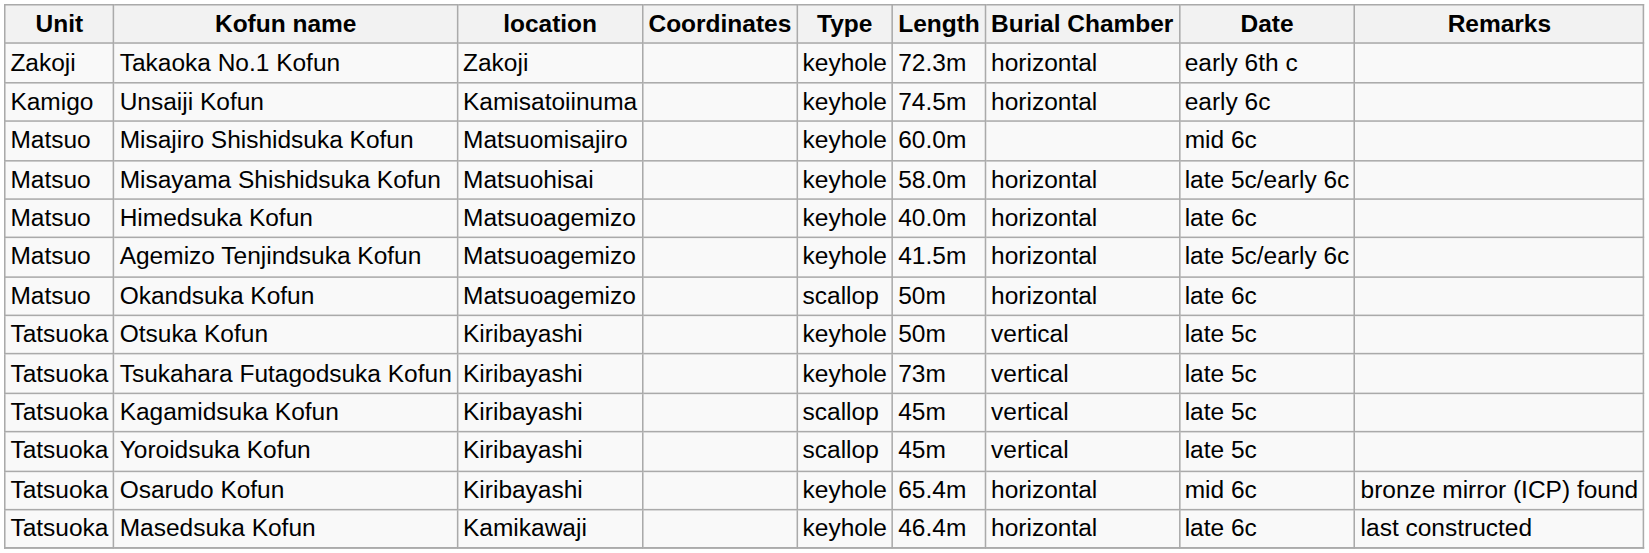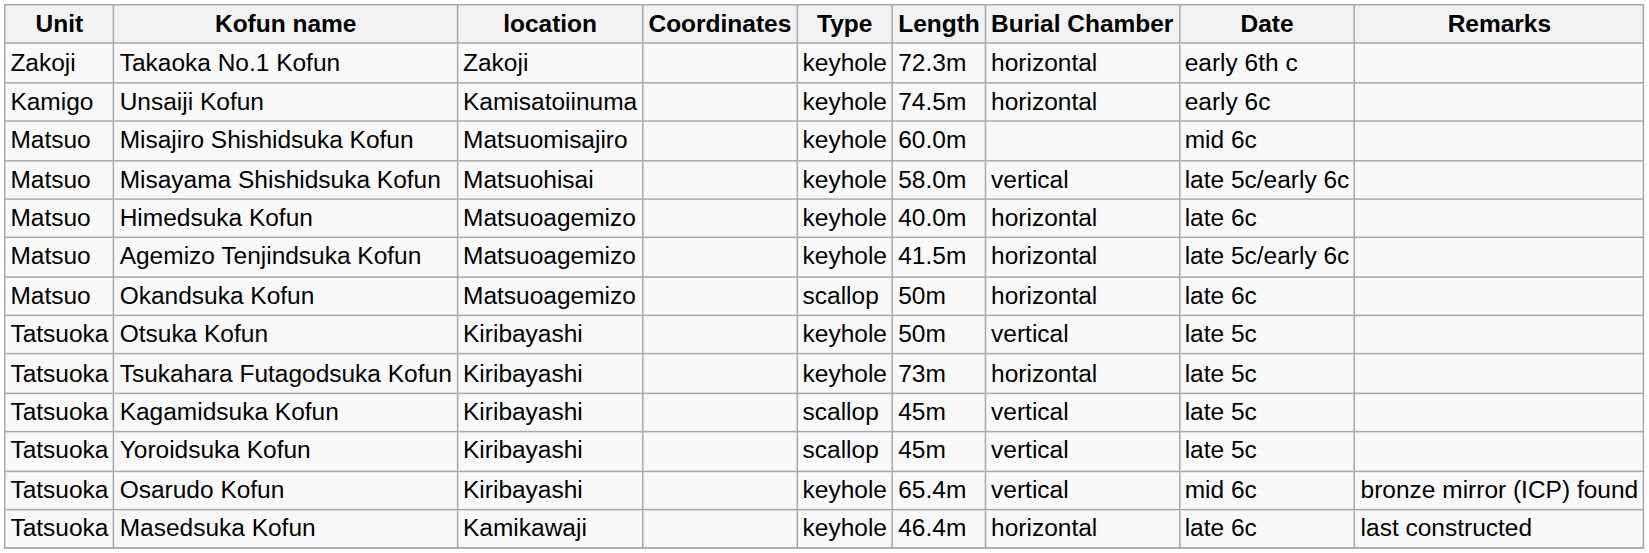(1044, 179) horizontal -> (1030, 179) vertical
(1030, 373) vertical -> (1044, 373) horizontal
(1044, 489) horizontal -> (1030, 489) vertical
